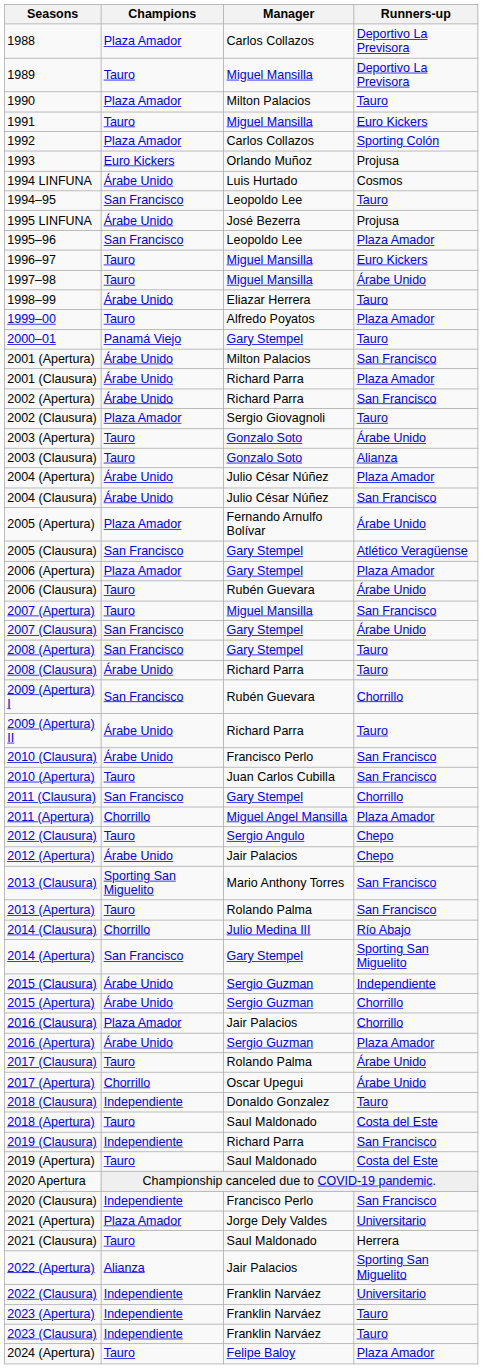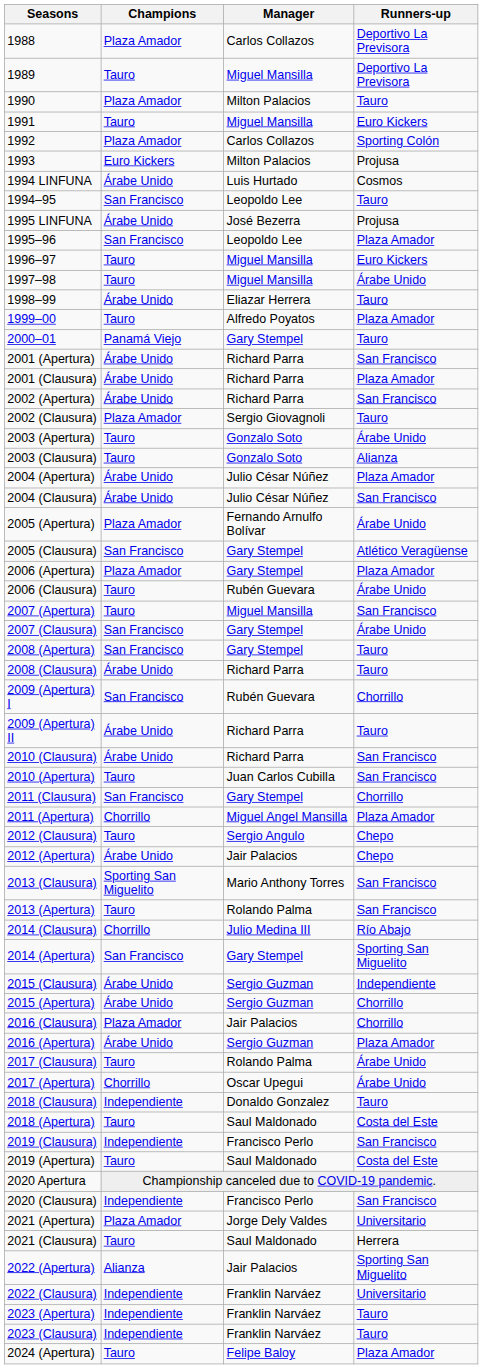(269, 161) Orlando Muñoz -> (269, 161) Milton Palacios
(269, 359) Milton Palacios -> (265, 359) Richard Parra
(270, 757) Francisco Perlo -> (265, 757) Richard Parra
(265, 1141) Richard Parra -> (270, 1141) Francisco Perlo
